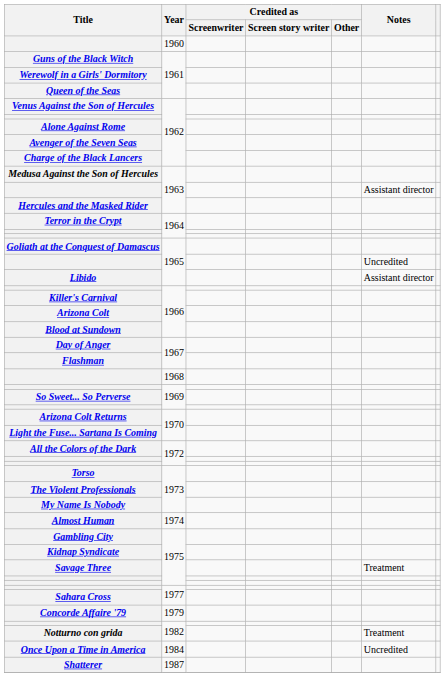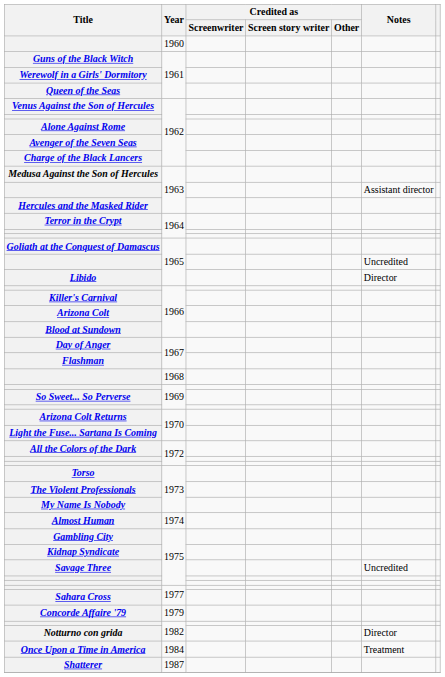(399, 277) Assistant director -> (380, 277) Director
(384, 568) Treatment -> (386, 568) Uncredited
(384, 633) Treatment -> (380, 633) Director
(386, 649) Uncredited -> (384, 649) Treatment
